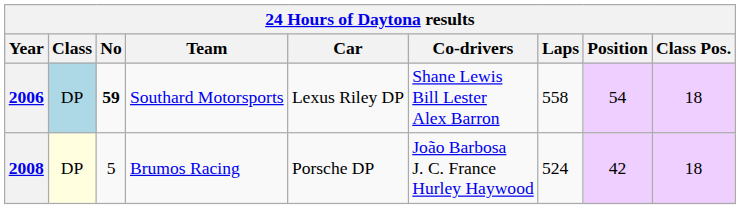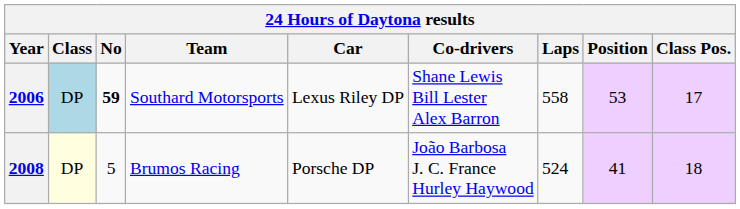(617, 98) 54 -> (617, 98) 53
(694, 98) 18 -> (694, 98) 17
(617, 168) 42 -> (617, 168) 41
